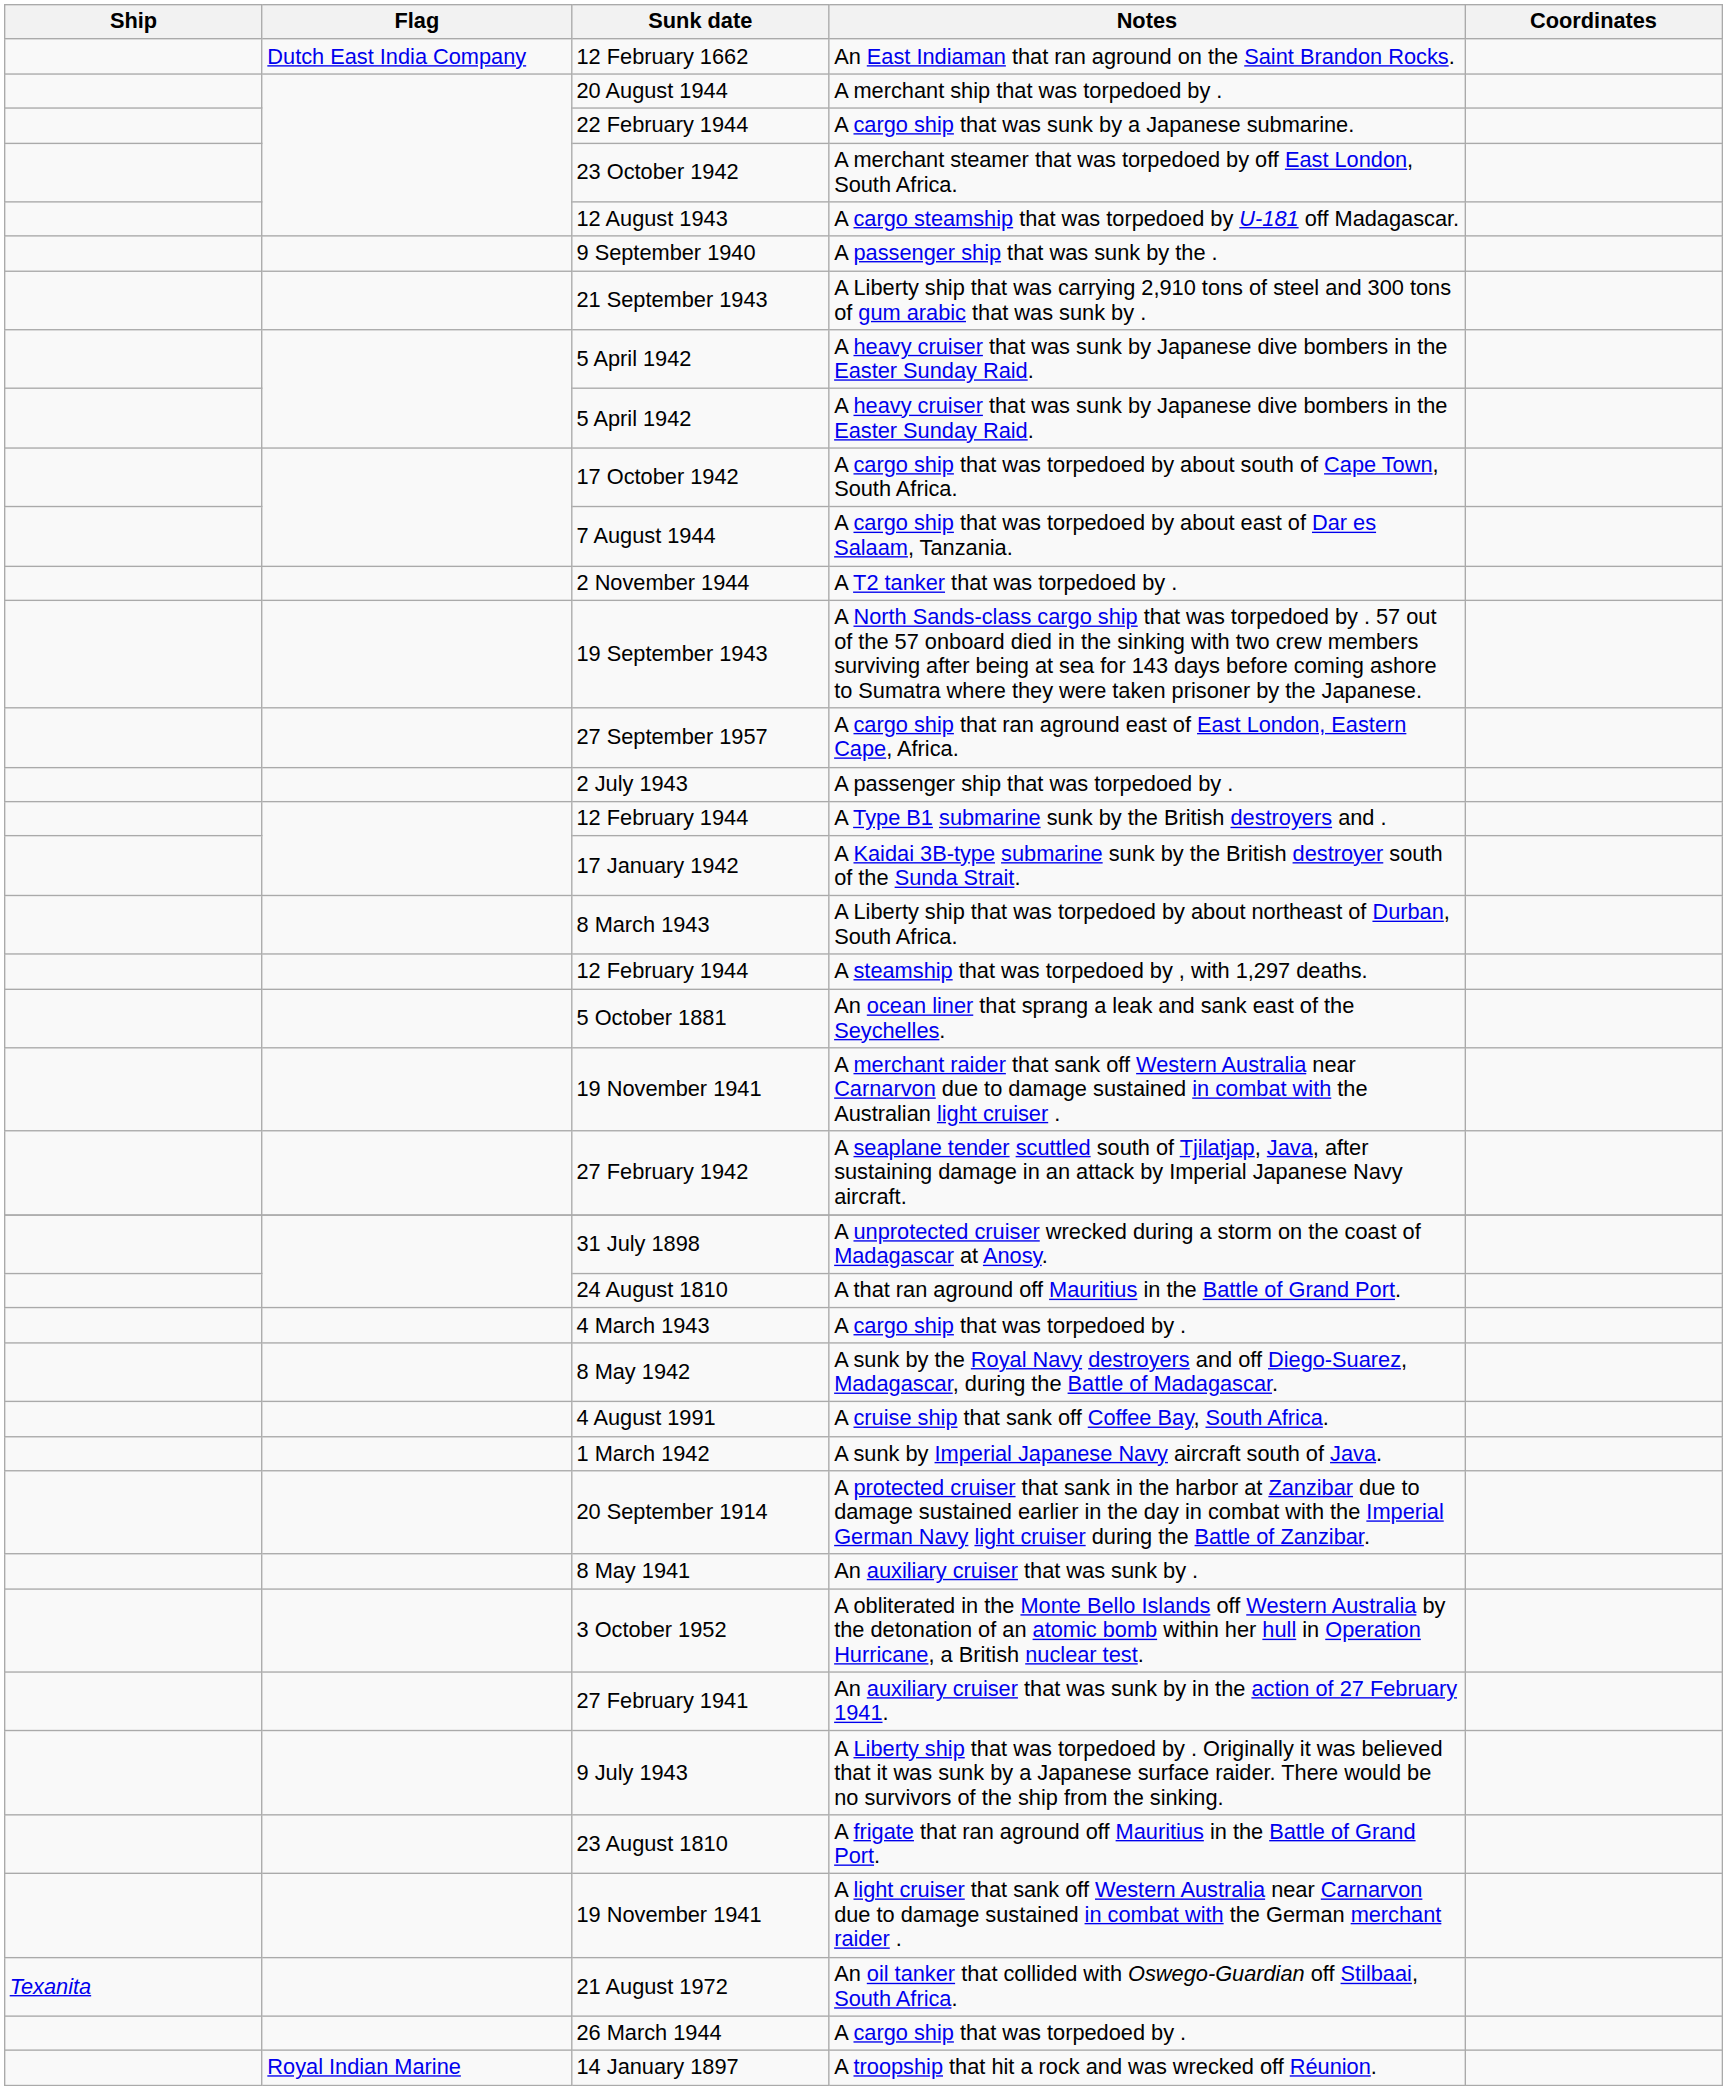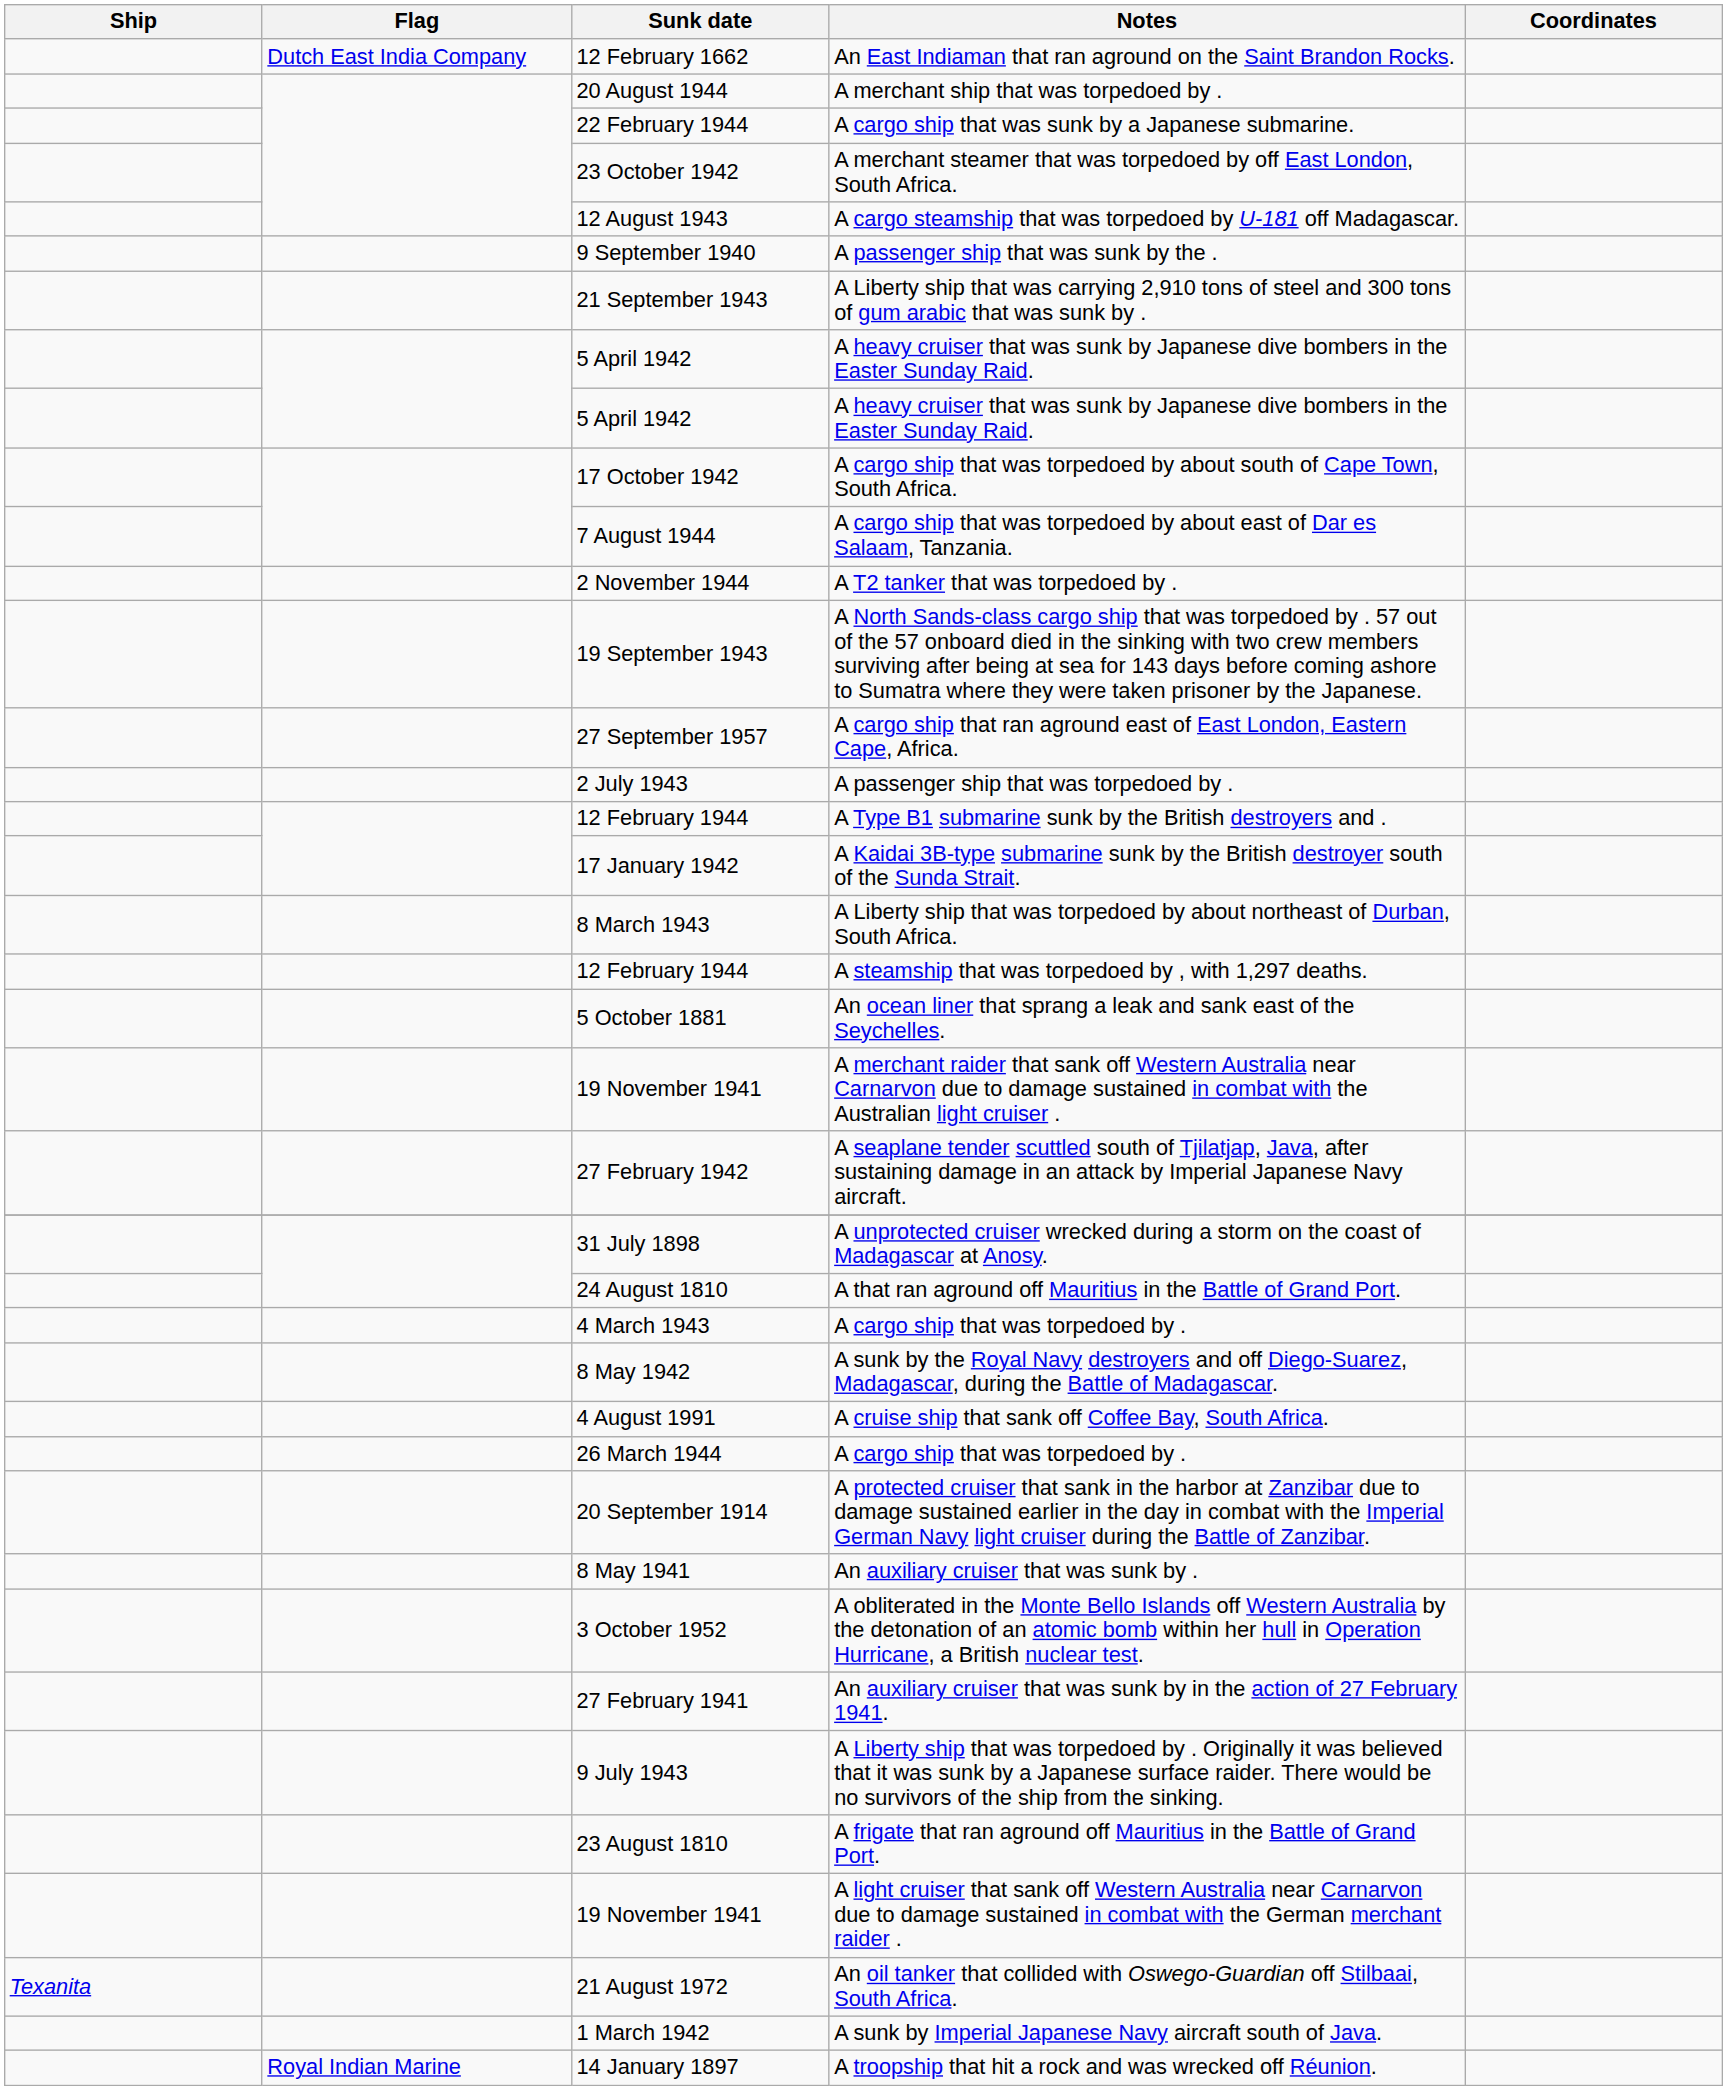rows swapped: (643, 1453) <-> (649, 2033)
